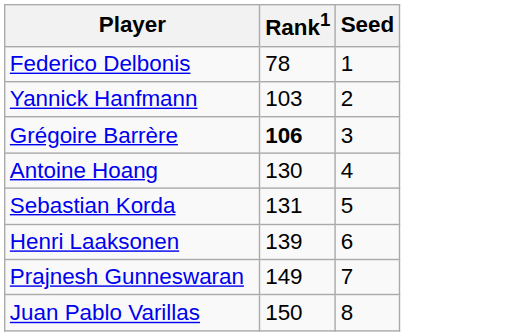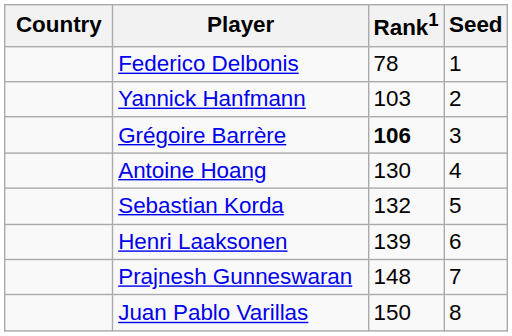+ column: (59, 25)
(284, 205) 131 -> (392, 205) 132
(284, 276) 149 -> (392, 276) 148
